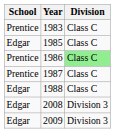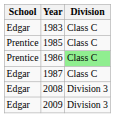(23, 27) Prentice -> (18, 27) Edgar
(18, 43) Edgar -> (23, 43) Prentice
(23, 74) Prentice -> (18, 74) Edgar
- row: (53, 89)
